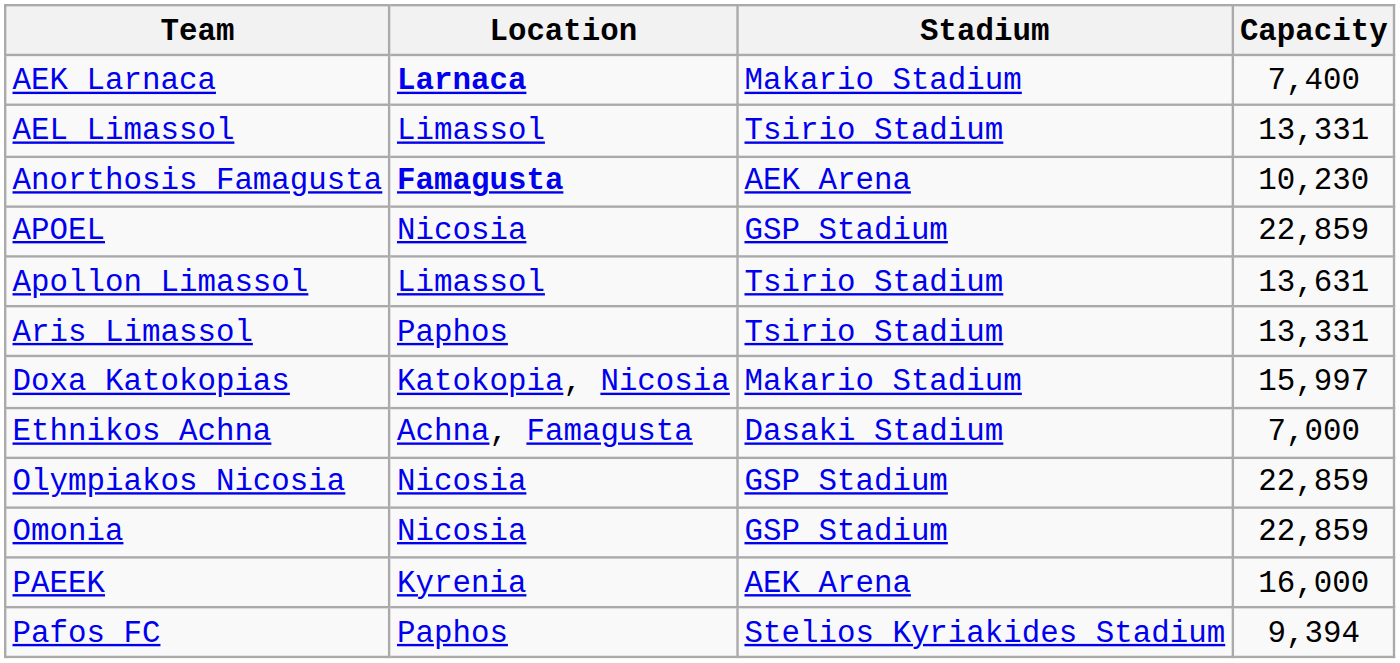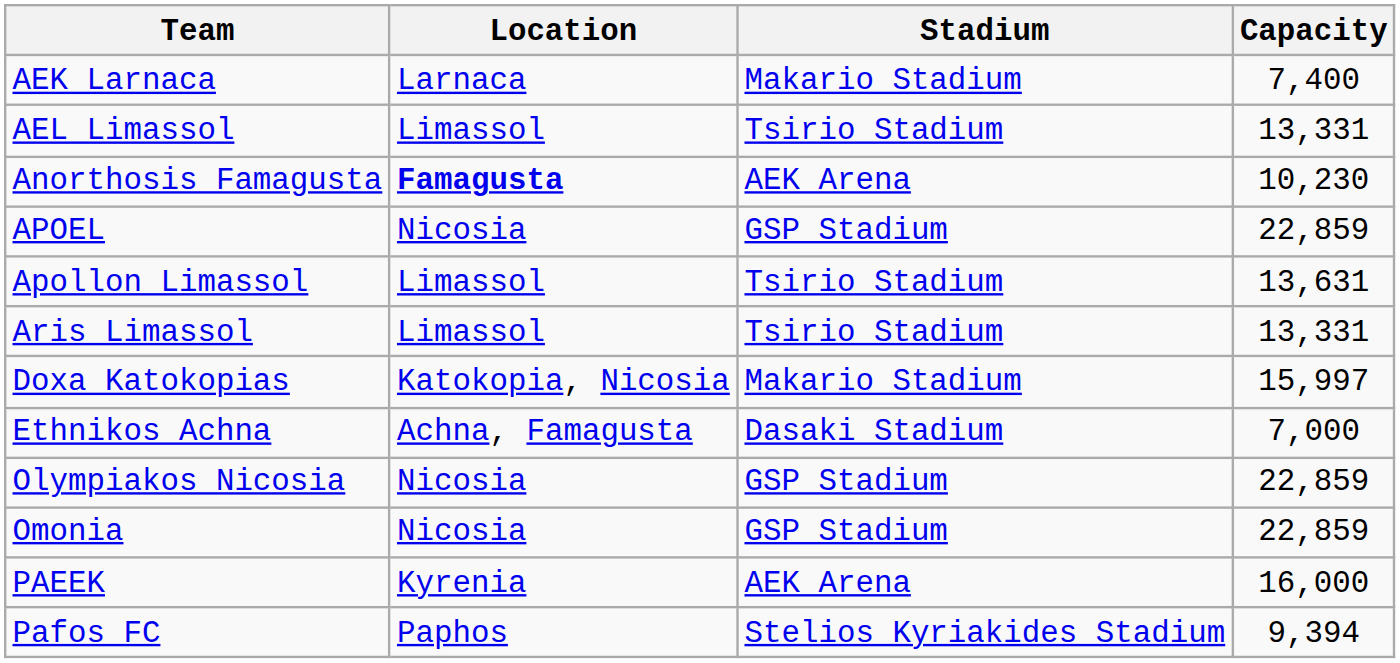(462, 81) bold -> (462, 81) normal
(452, 332) Paphos -> (471, 332) Limassol
